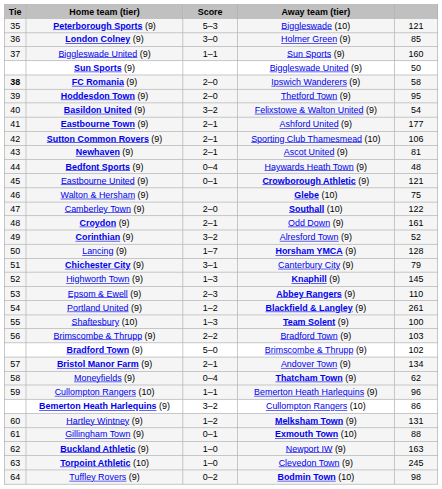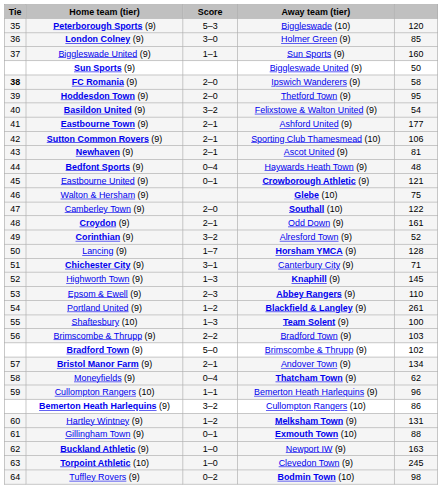(416, 26) 121 -> (416, 26) 120
(416, 266) 79 -> (416, 266) 71
